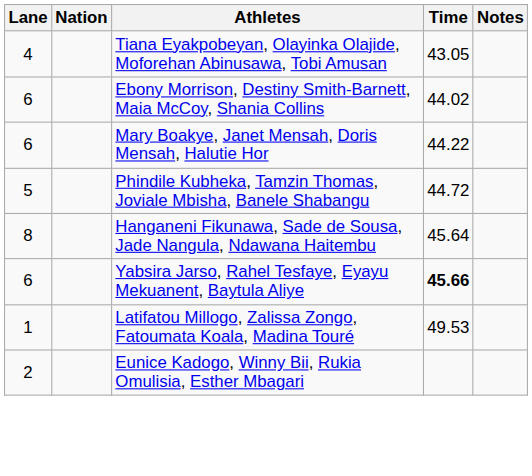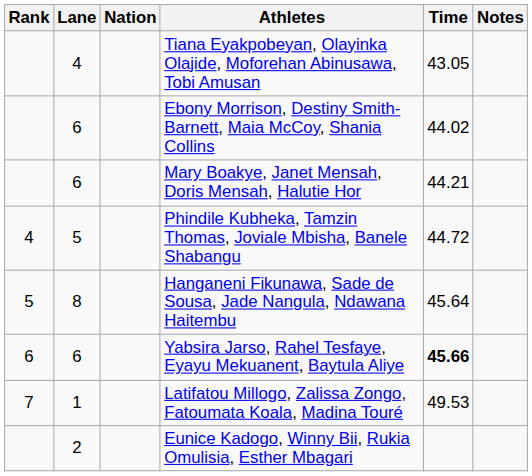+ column: (29, 17)
(448, 145) 44.22 -> (448, 182) 44.21
